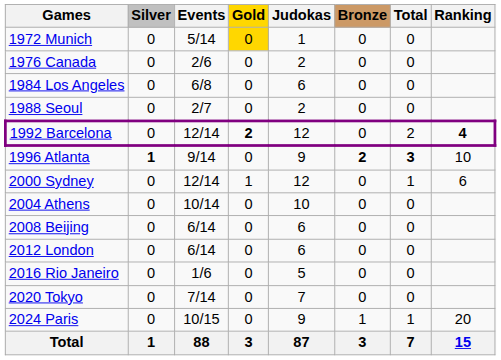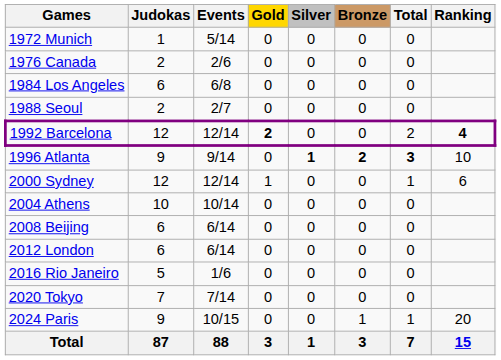columns swapped: (301, 16) <-> (151, 16)
(249, 39) gold background -> (268, 39) no background
